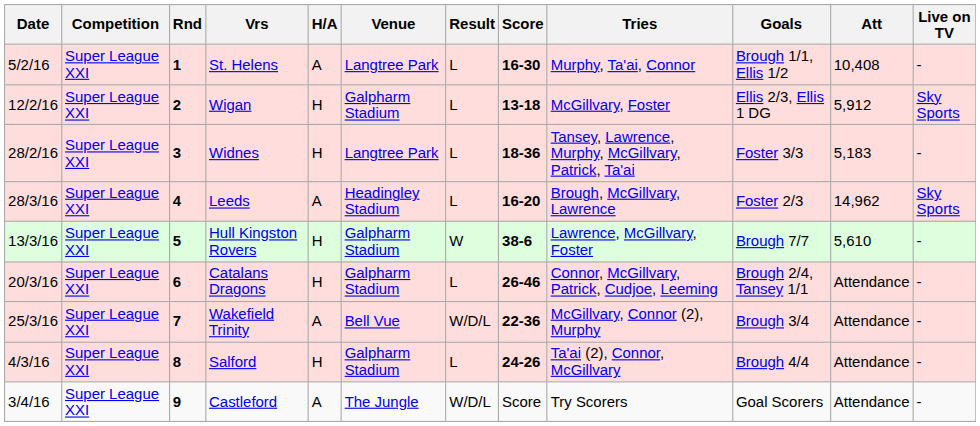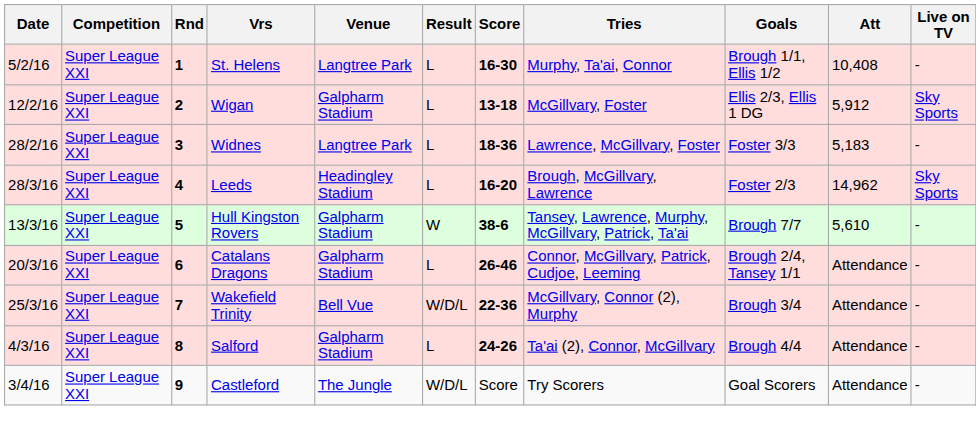- column: (325, 24)
(616, 153) Tansey, Lawrence, Murphy, McGillvary, Patrick, Ta'ai -> (624, 144) Lawrence, McGillvary, Foster
(624, 241) Lawrence, McGillvary, Foster -> (618, 225) Tansey, Lawrence, Murphy, McGillvary, Patrick, Ta'ai
